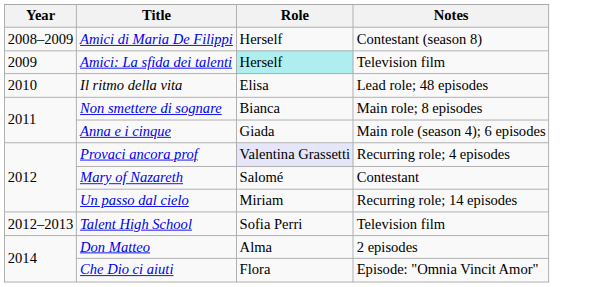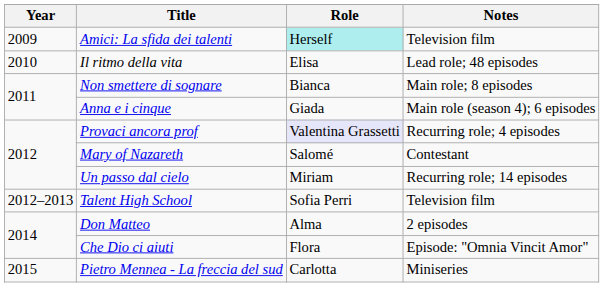- row: (156, 39)
+ row: (181, 270)
